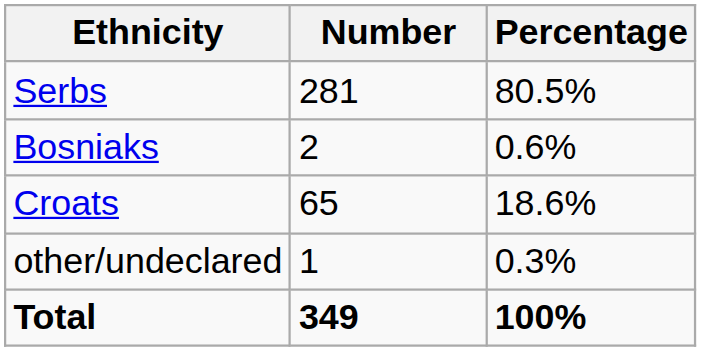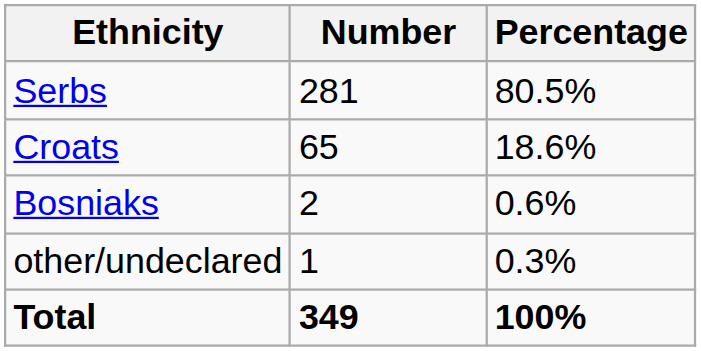rows swapped: (66, 203) <-> (86, 146)
